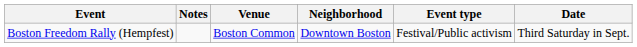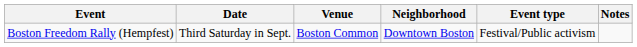columns swapped: (573, 14) <-> (193, 14)
